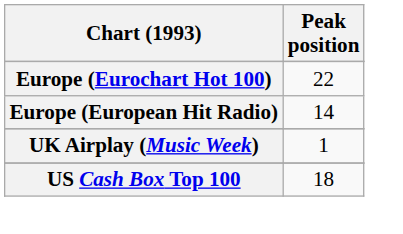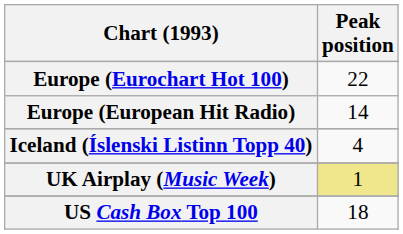+ row: (161, 145)
(324, 145) no background -> (358, 178) khaki background
